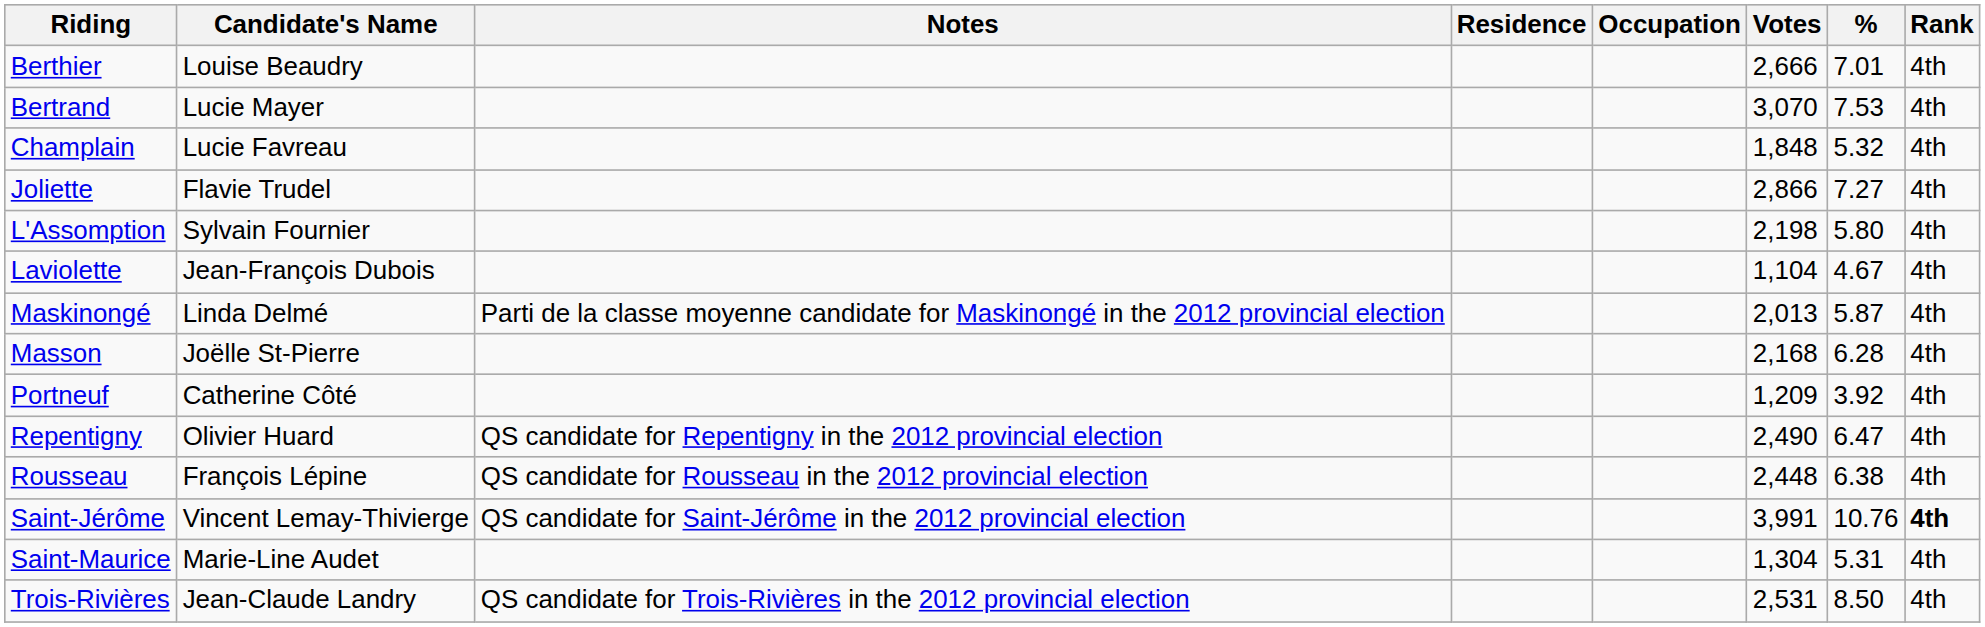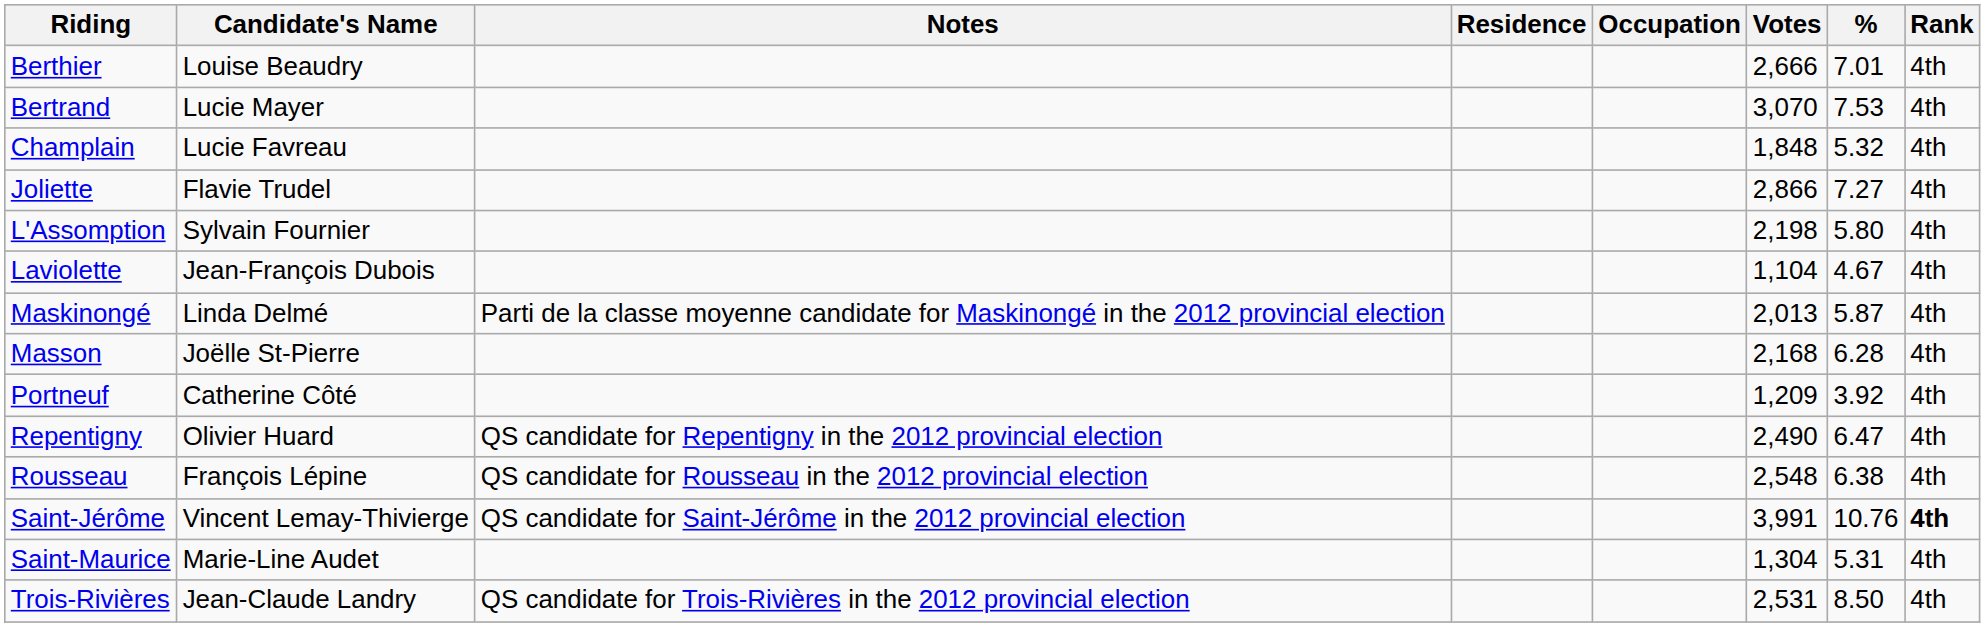(1785, 477) 2,448 -> (1785, 477) 2,548
